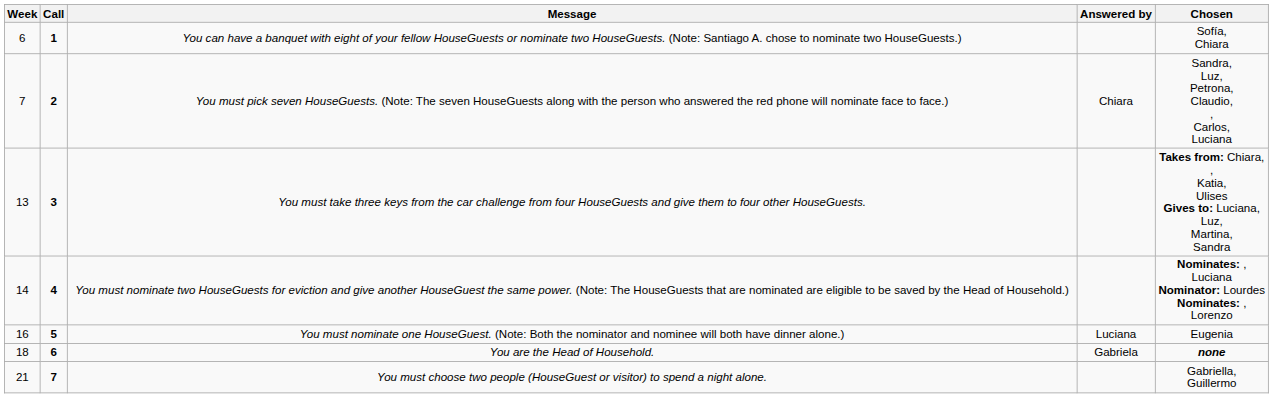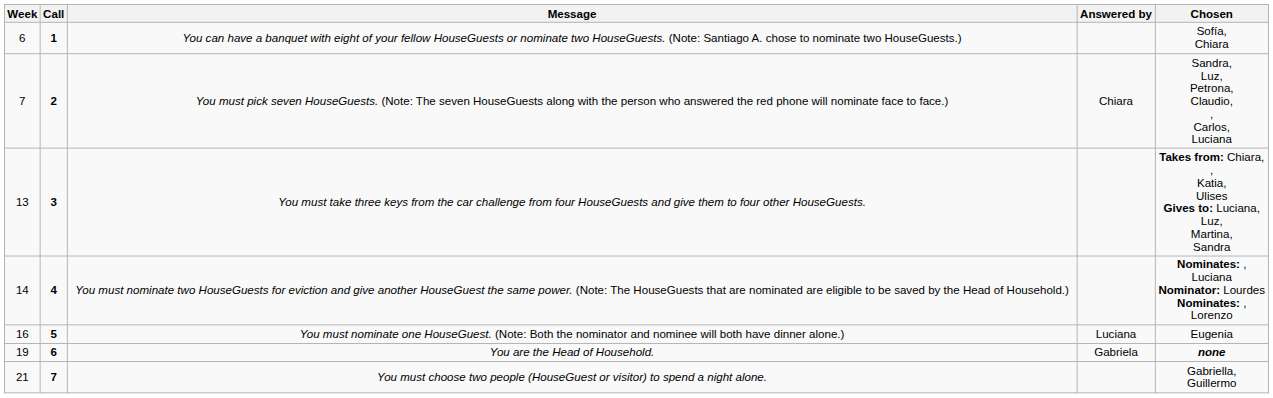(22, 352) 18 -> (22, 352) 19
